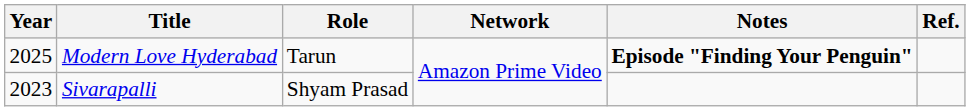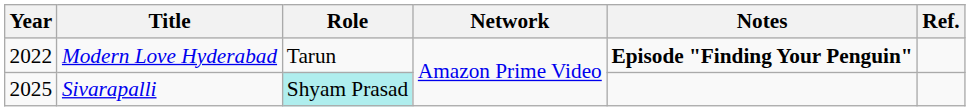(31, 55) 2025 -> (31, 55) 2022
(31, 88) 2023 -> (31, 88) 2025
(347, 88) no background -> (347, 88) paleturquoise background
